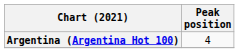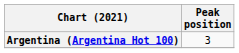(208, 40) 4 -> (208, 40) 3
